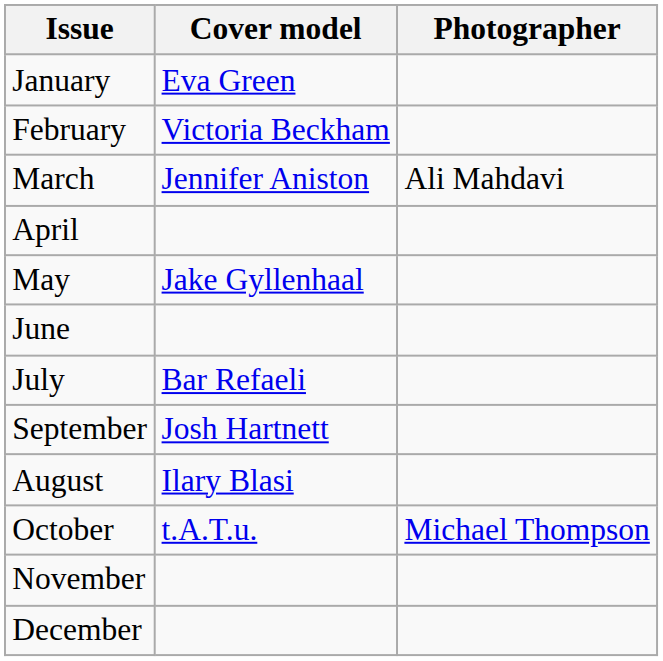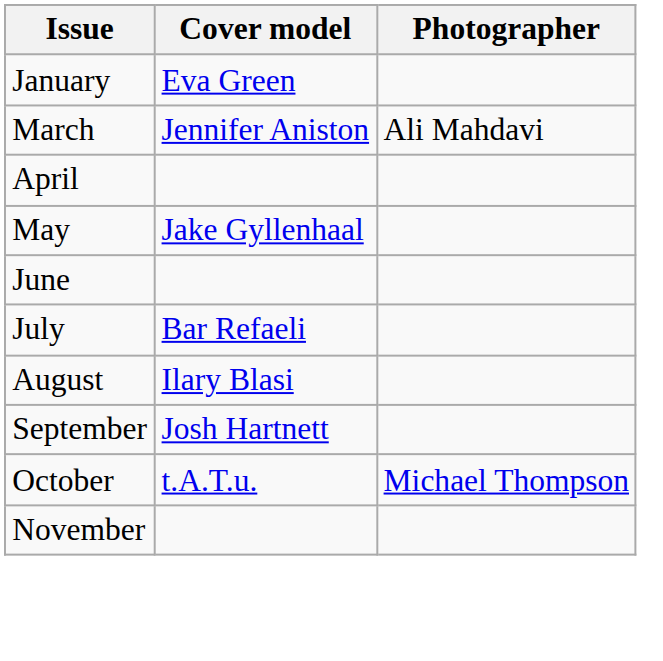- row: (69, 129)
rows swapped: (58, 479) <-> (80, 429)
- row: (77, 629)
